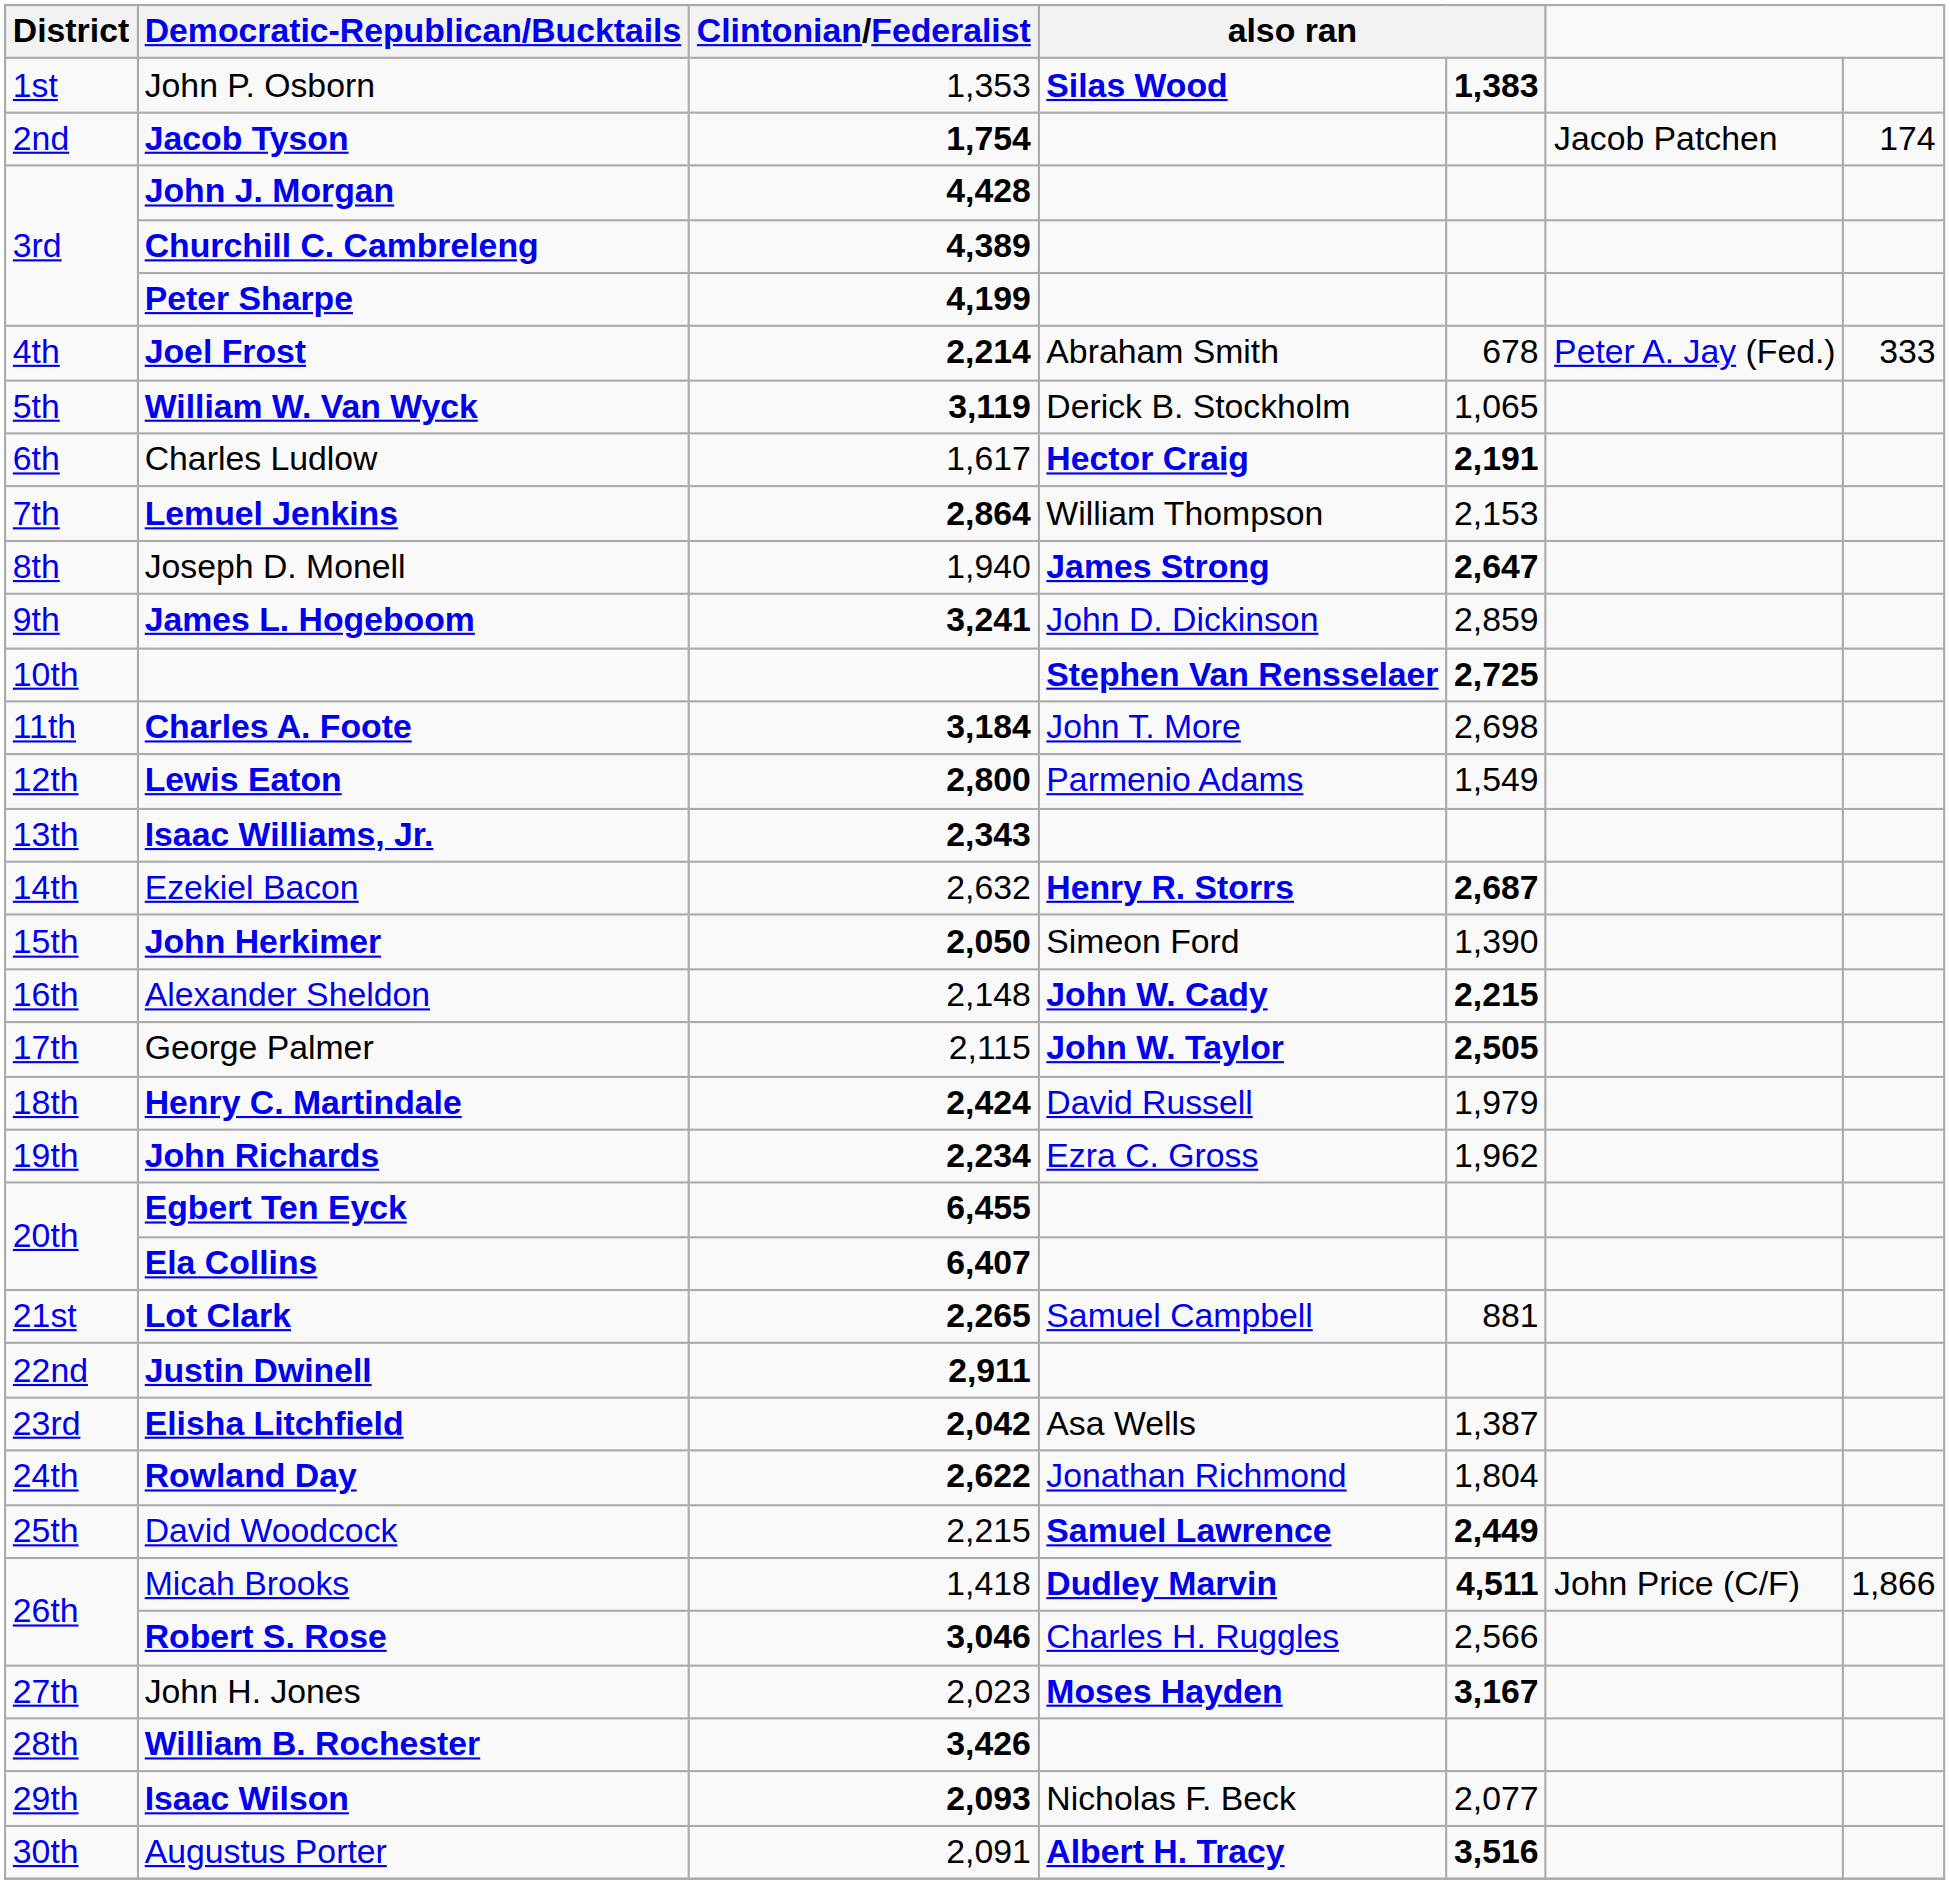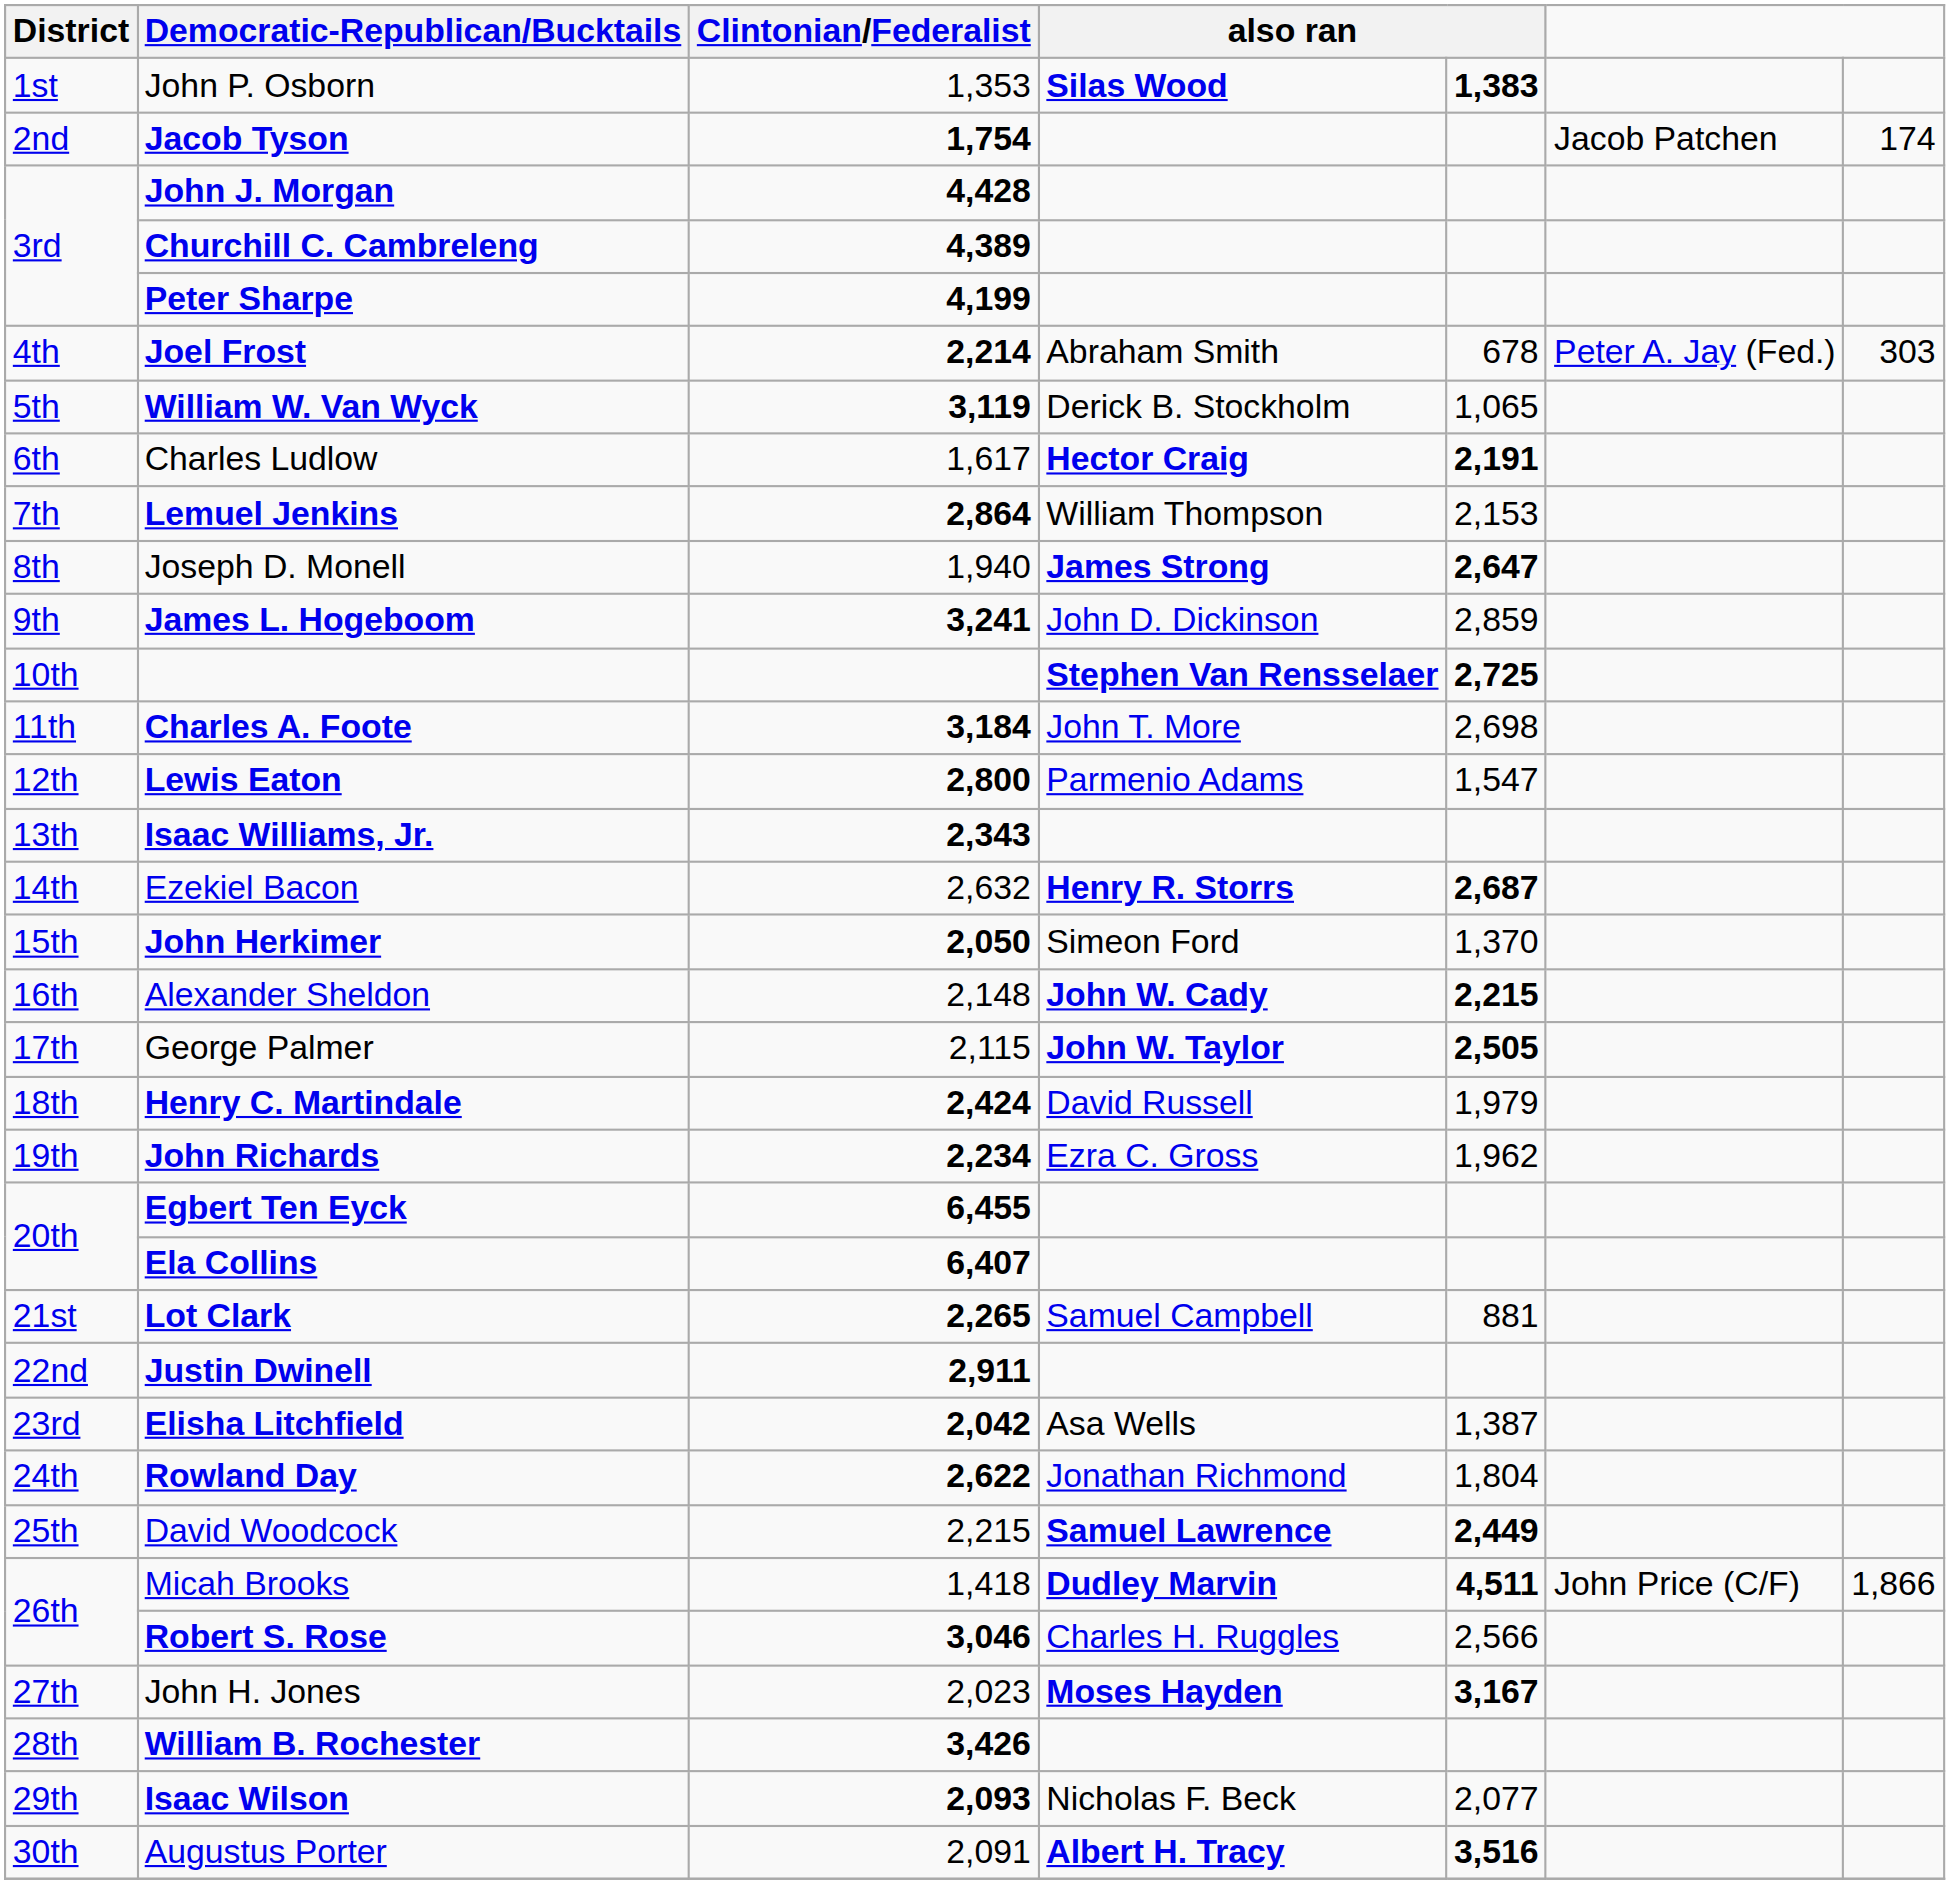(1907, 352) 333 -> (1907, 352) 303
(1496, 780) 1,549 -> (1496, 780) 1,547
(1496, 941) 1,390 -> (1496, 941) 1,370
